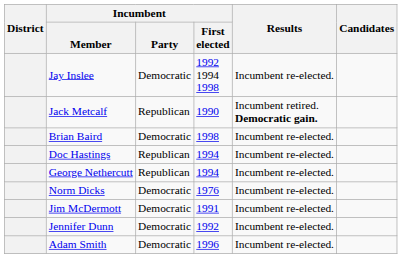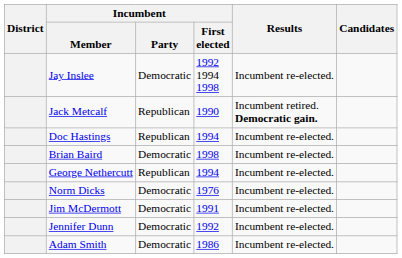rows swapped: (75, 136) <-> (80, 154)
(208, 244) 1996 -> (208, 244) 1986
